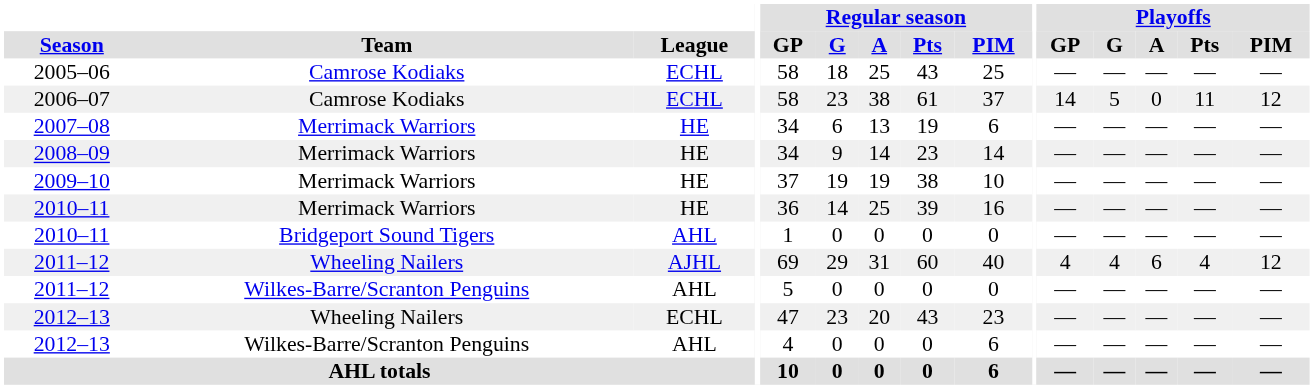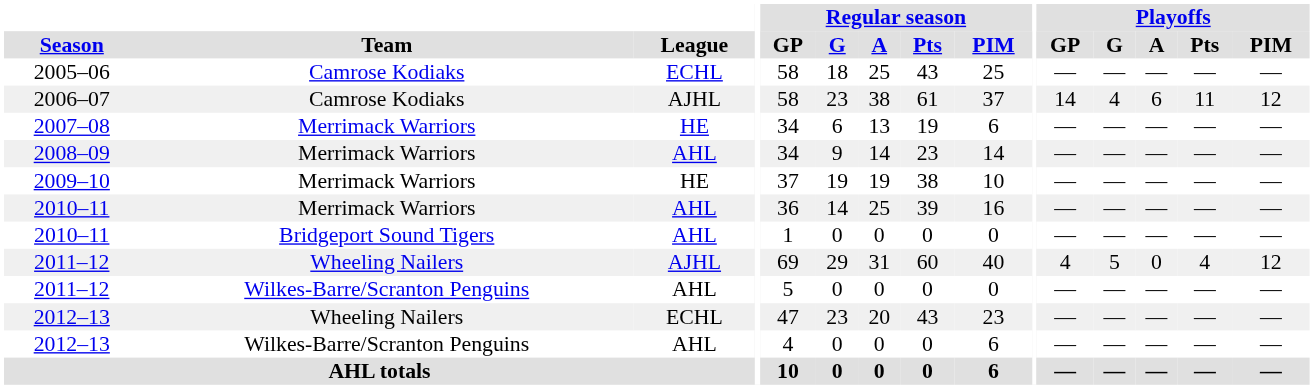(694, 99) ECHL -> (694, 99) AJHL
(1114, 99) 5 -> (1114, 99) 4
(1156, 99) 0 -> (1156, 99) 6
(694, 153) HE -> (694, 153) AHL
(694, 207) HE -> (694, 207) AHL
(1114, 262) 4 -> (1114, 262) 5
(1156, 262) 6 -> (1156, 262) 0
